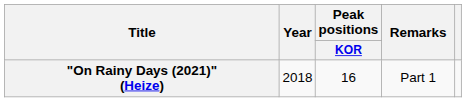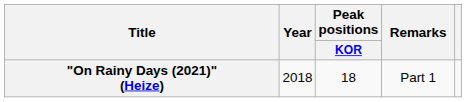(348, 78) 16 -> (348, 78) 18
